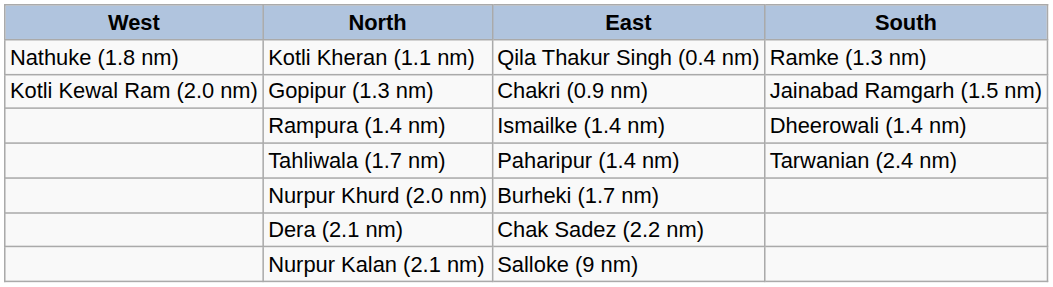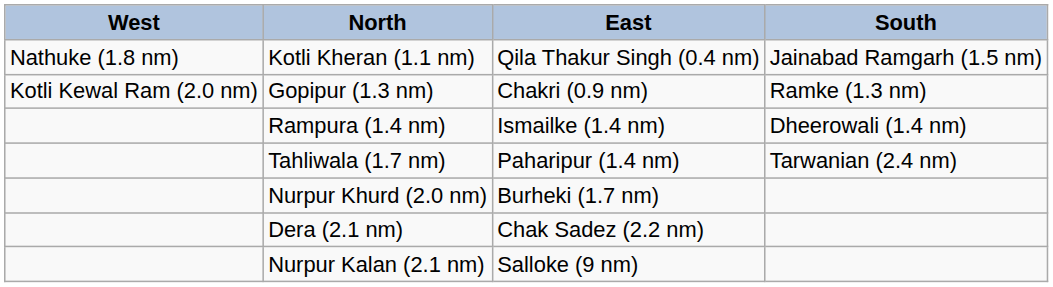(848, 57) Ramke (1.3 nm) -> (906, 57) Jainabad Ramgarh (1.5 nm)
(906, 92) Jainabad Ramgarh (1.5 nm) -> (848, 92) Ramke (1.3 nm)
